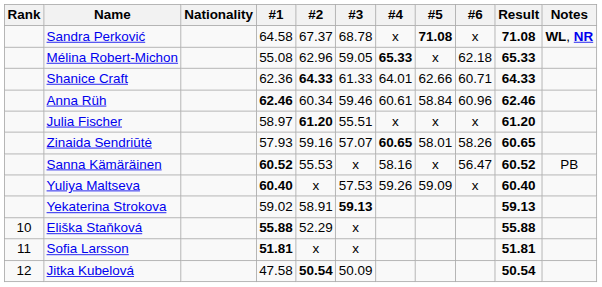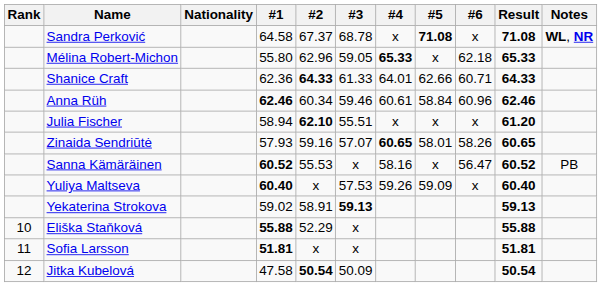(276, 57) 55.08 -> (276, 57) 55.80
(276, 121) 58.97 -> (276, 121) 58.94
(316, 121) 61.20 -> (316, 121) 62.10
